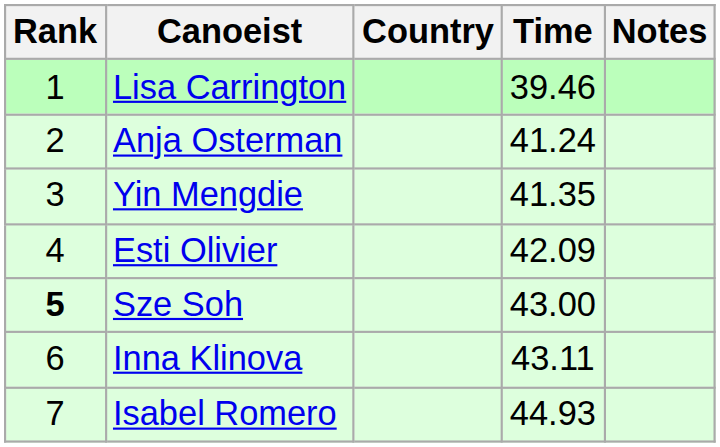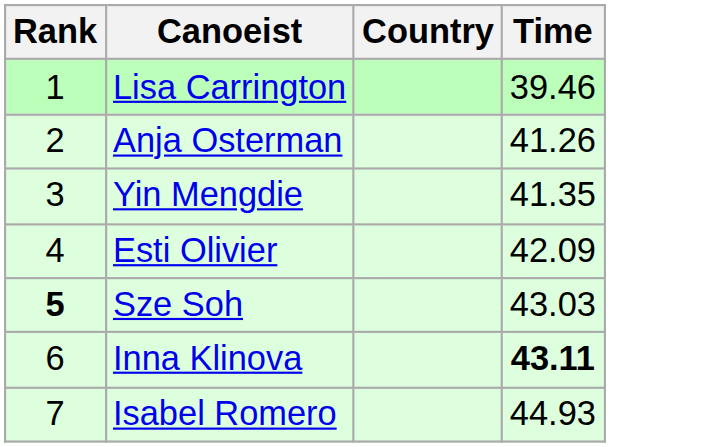- column: (660, 31)
(553, 140) 41.24 -> (553, 140) 41.26
(553, 304) 43.00 -> (553, 304) 43.03
(553, 359) normal -> (553, 359) bold
